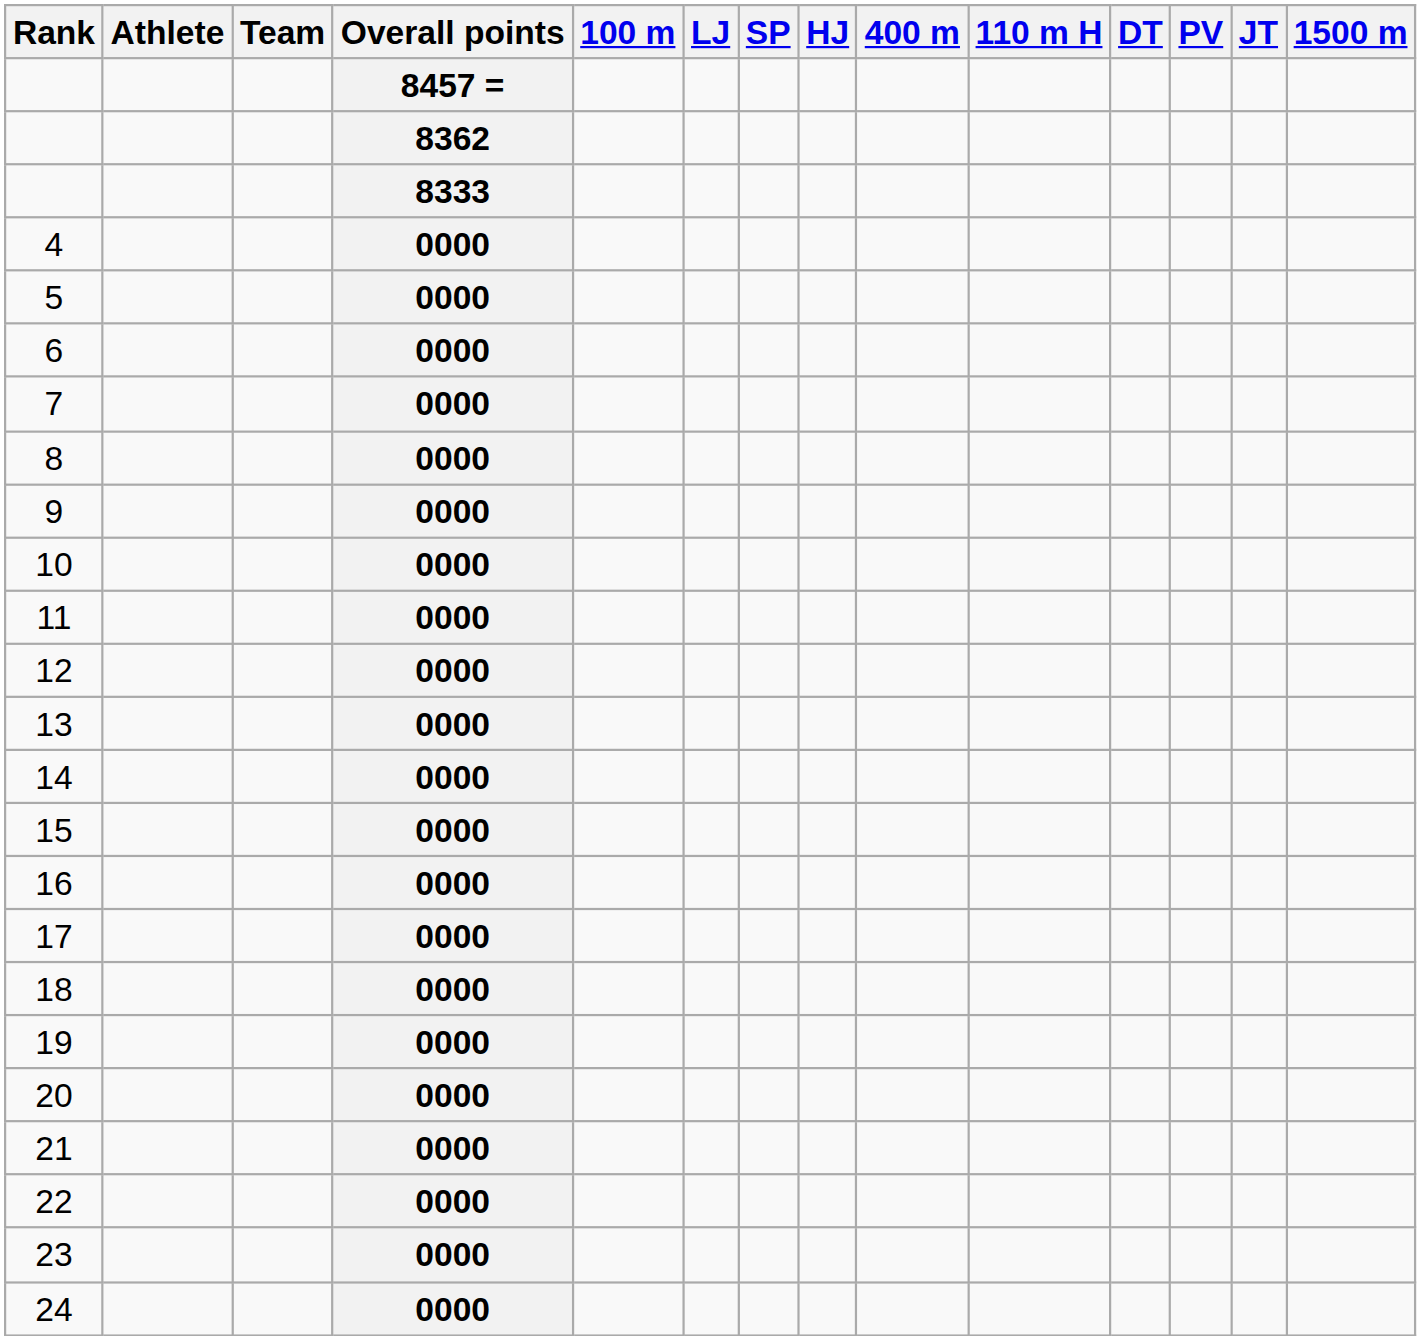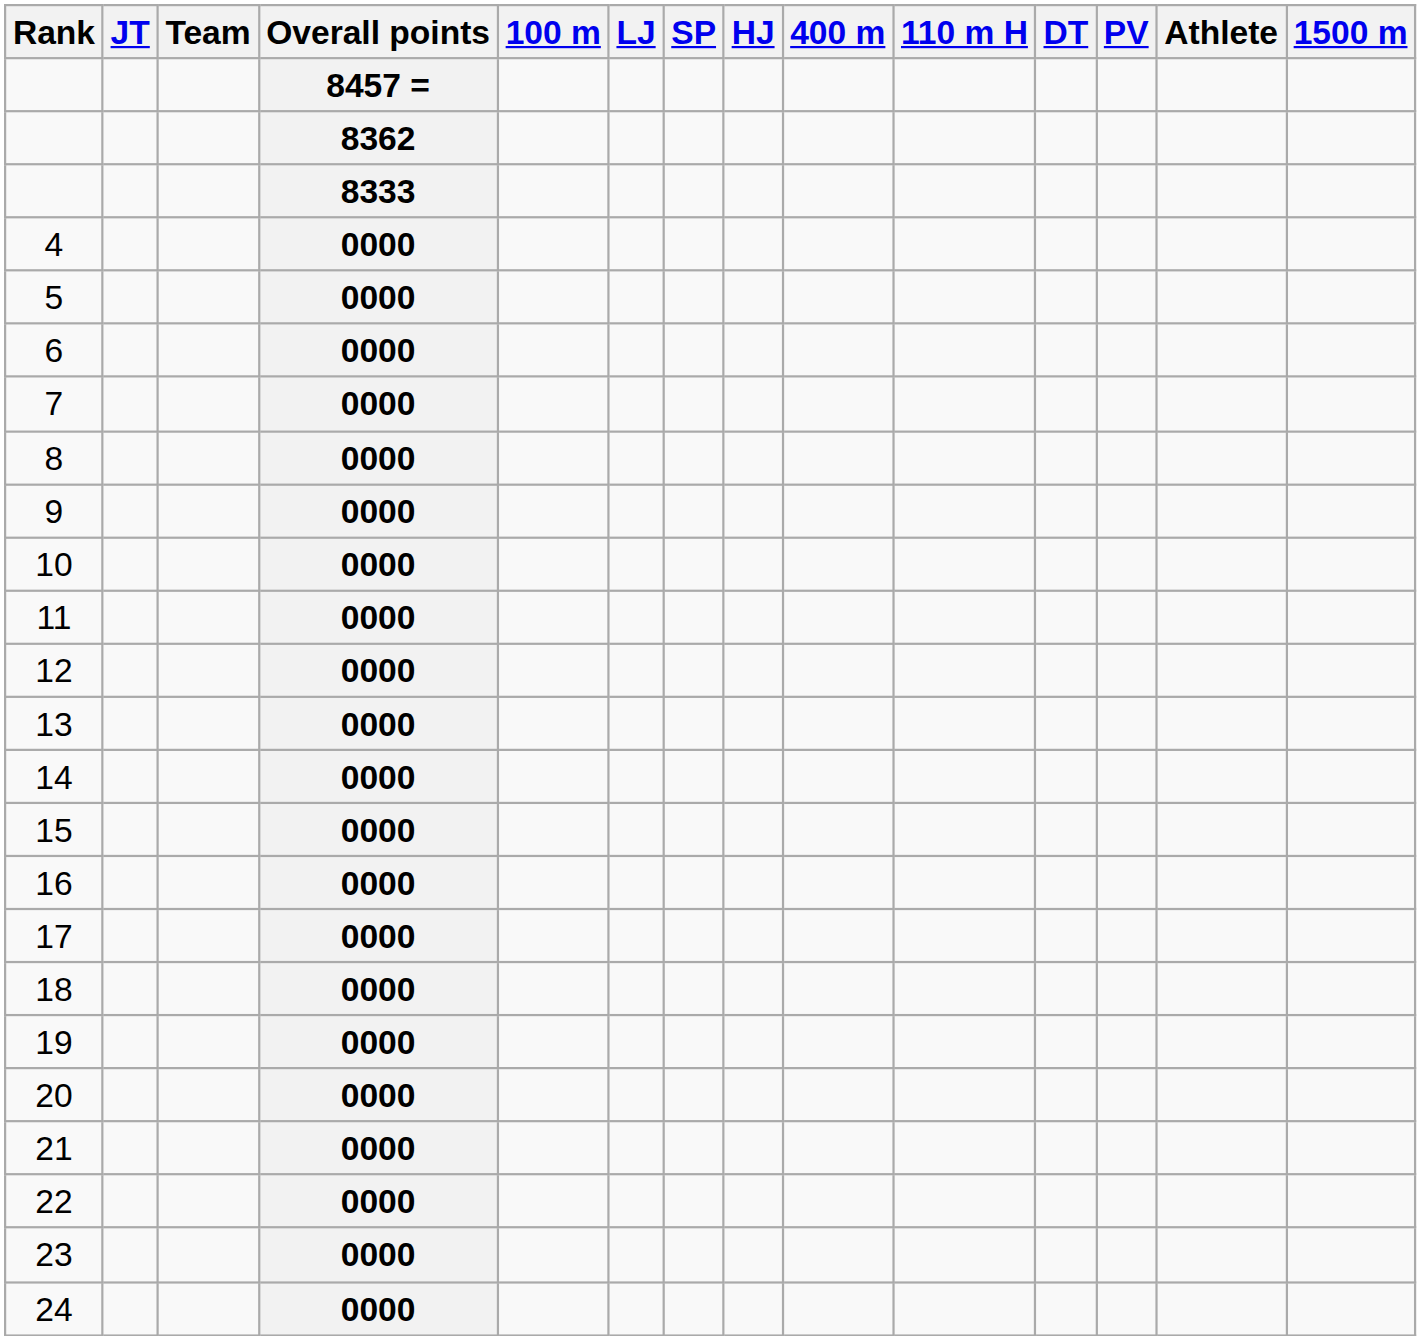columns swapped: (167, 32) <-> (1258, 32)
